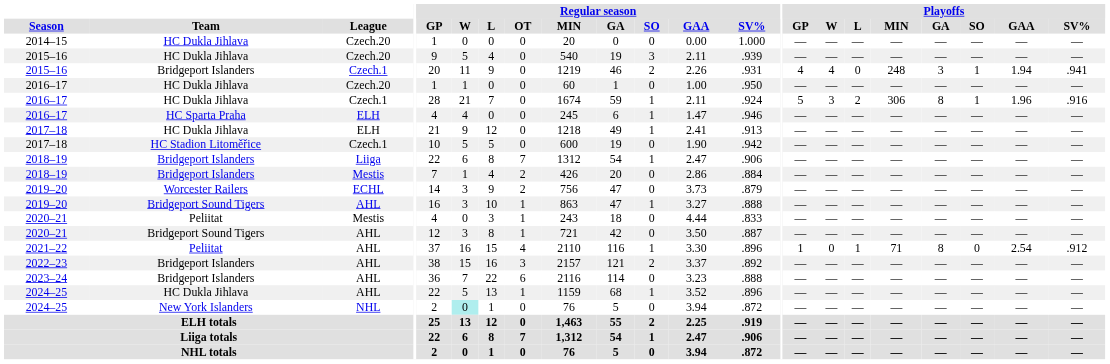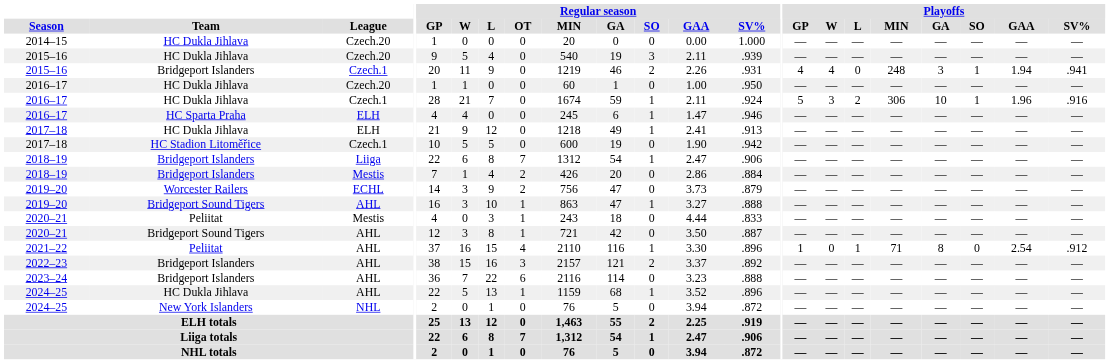(941, 100) 8 -> (941, 100) 10
(465, 307) paleturquoise background -> (465, 307) no background
